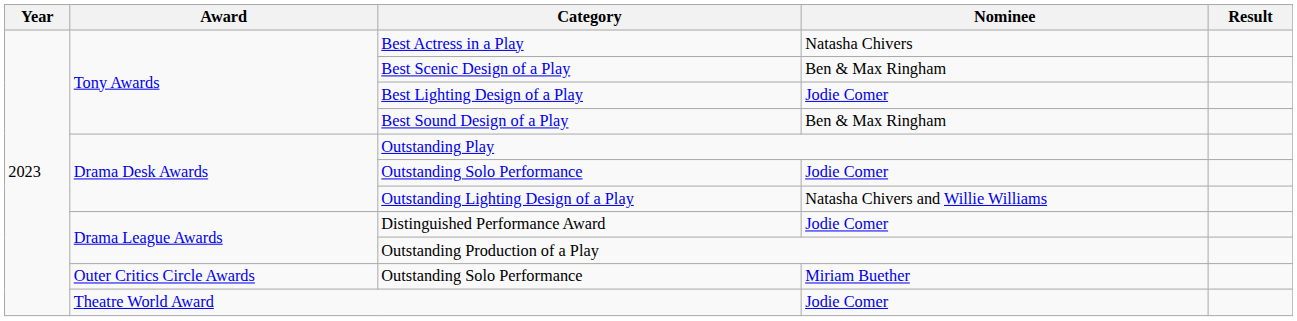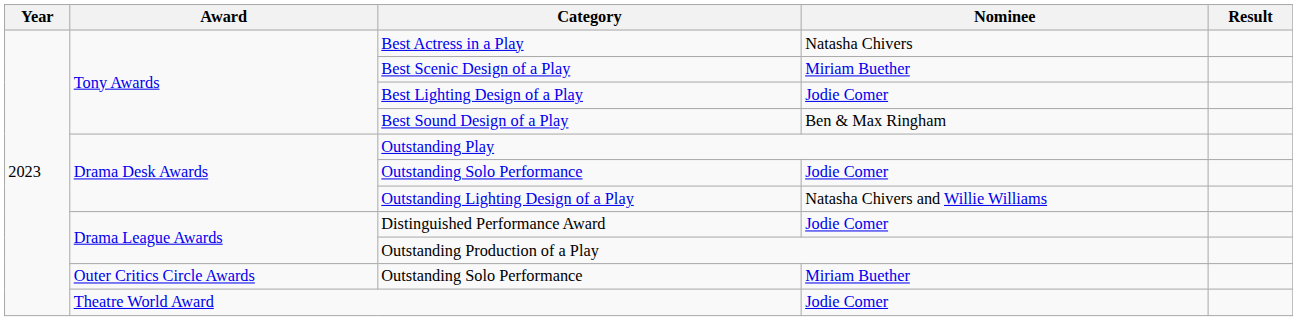(876, 69) Ben & Max Ringham -> (857, 69) Miriam Buether
